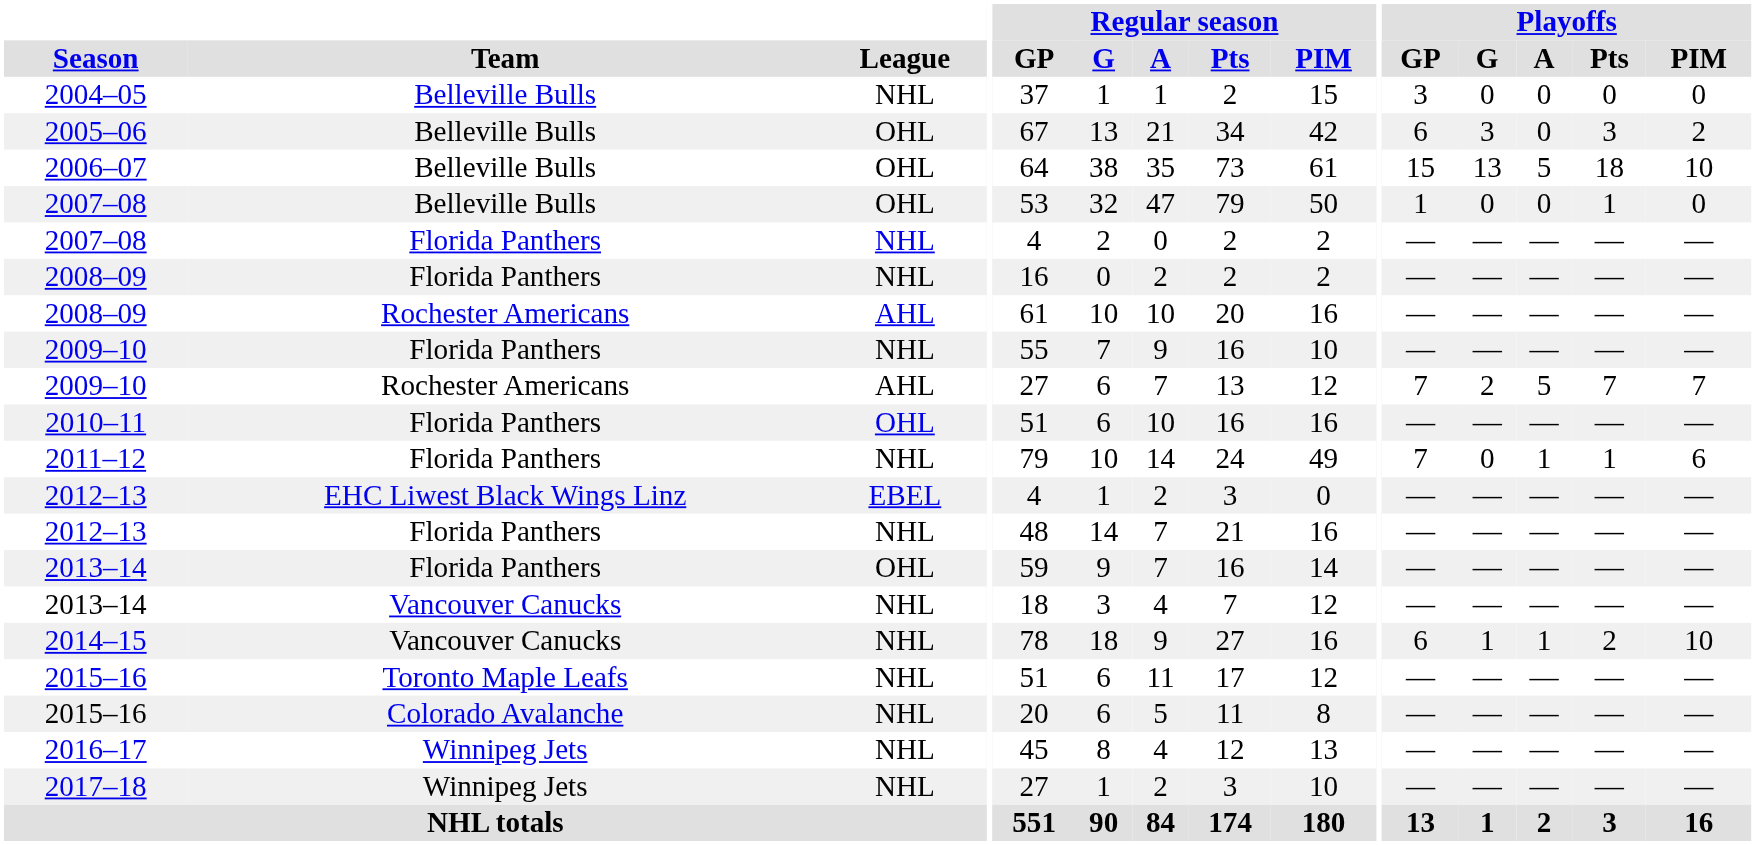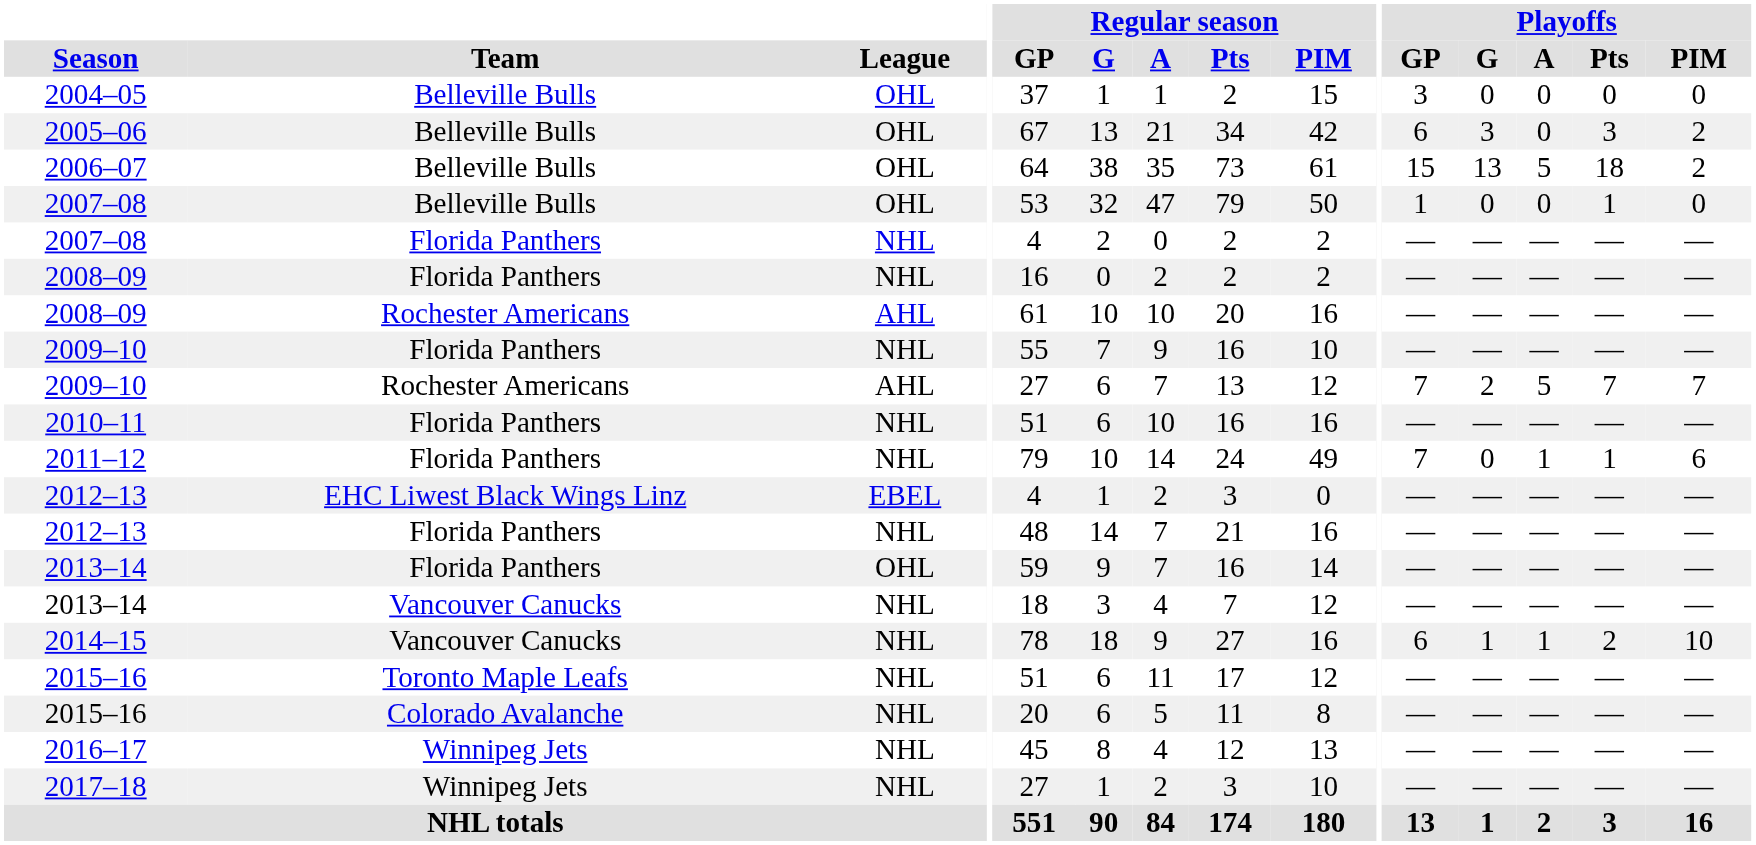(905, 94) NHL -> (905, 94) OHL
(1699, 167) 10 -> (1699, 167) 2
(905, 422) OHL -> (905, 422) NHL
